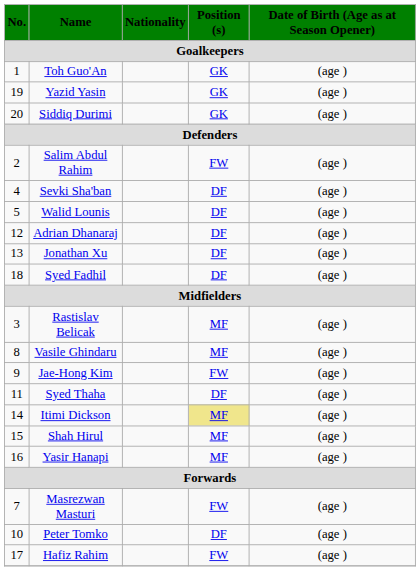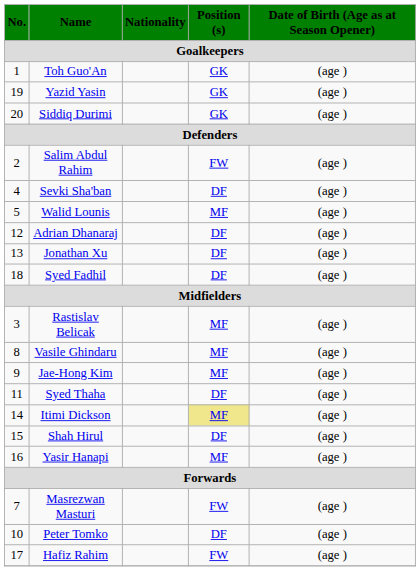(219, 212) DF -> (219, 212) MF
(219, 373) FW -> (219, 373) MF
(219, 436) MF -> (219, 436) DF
